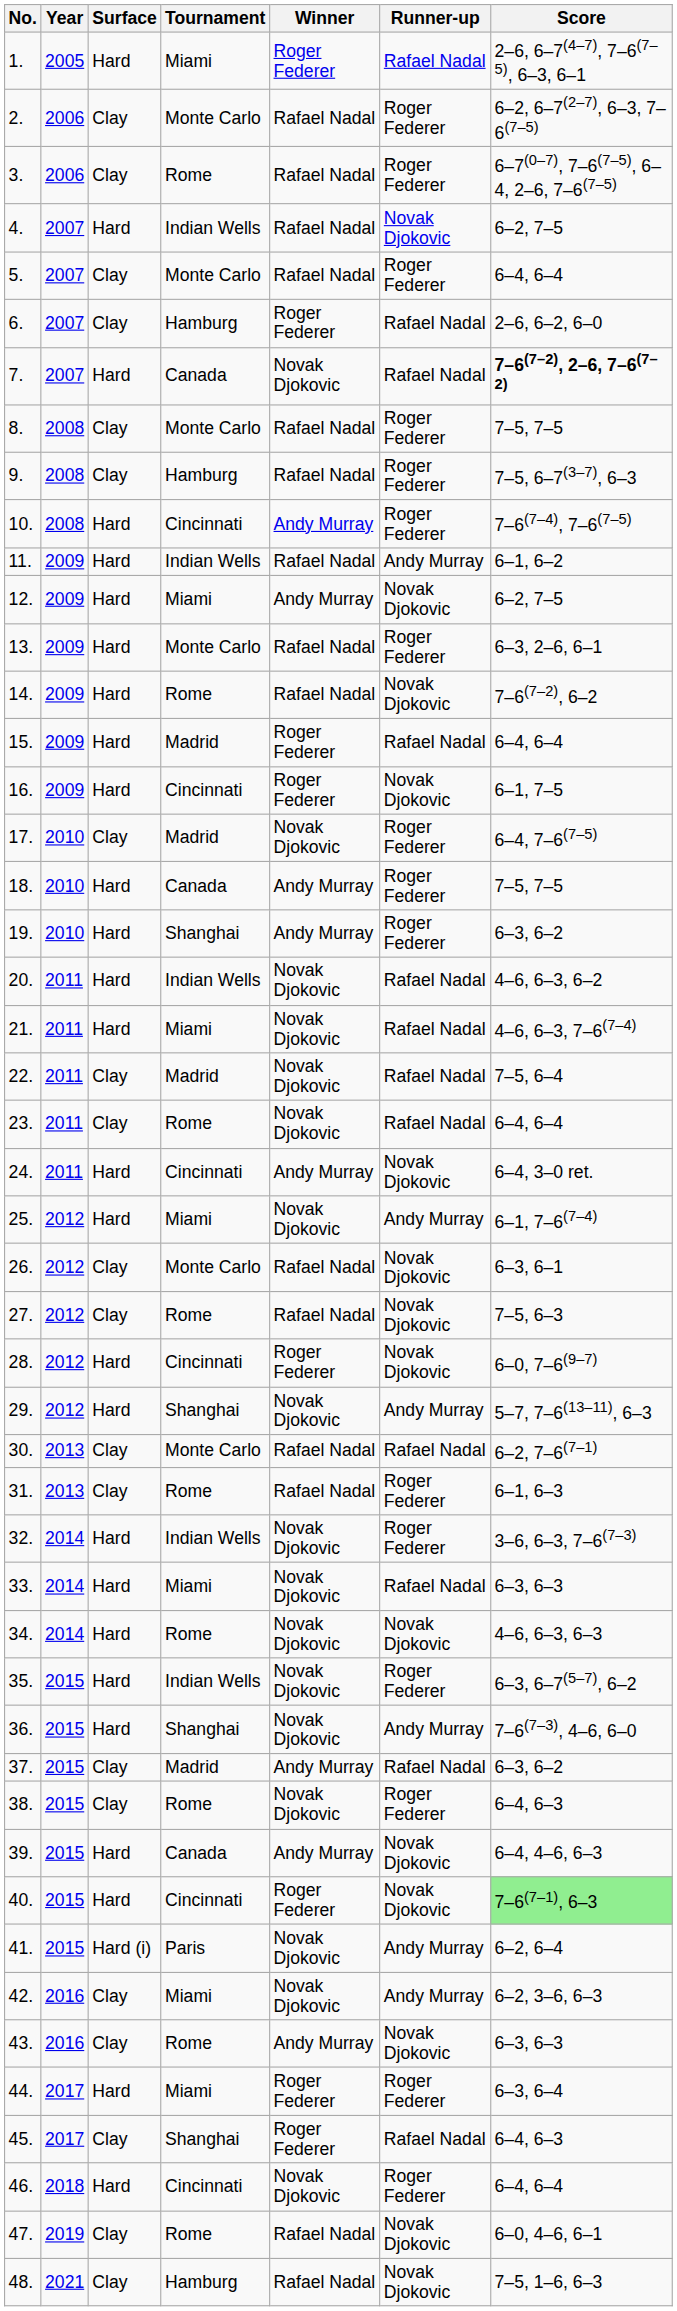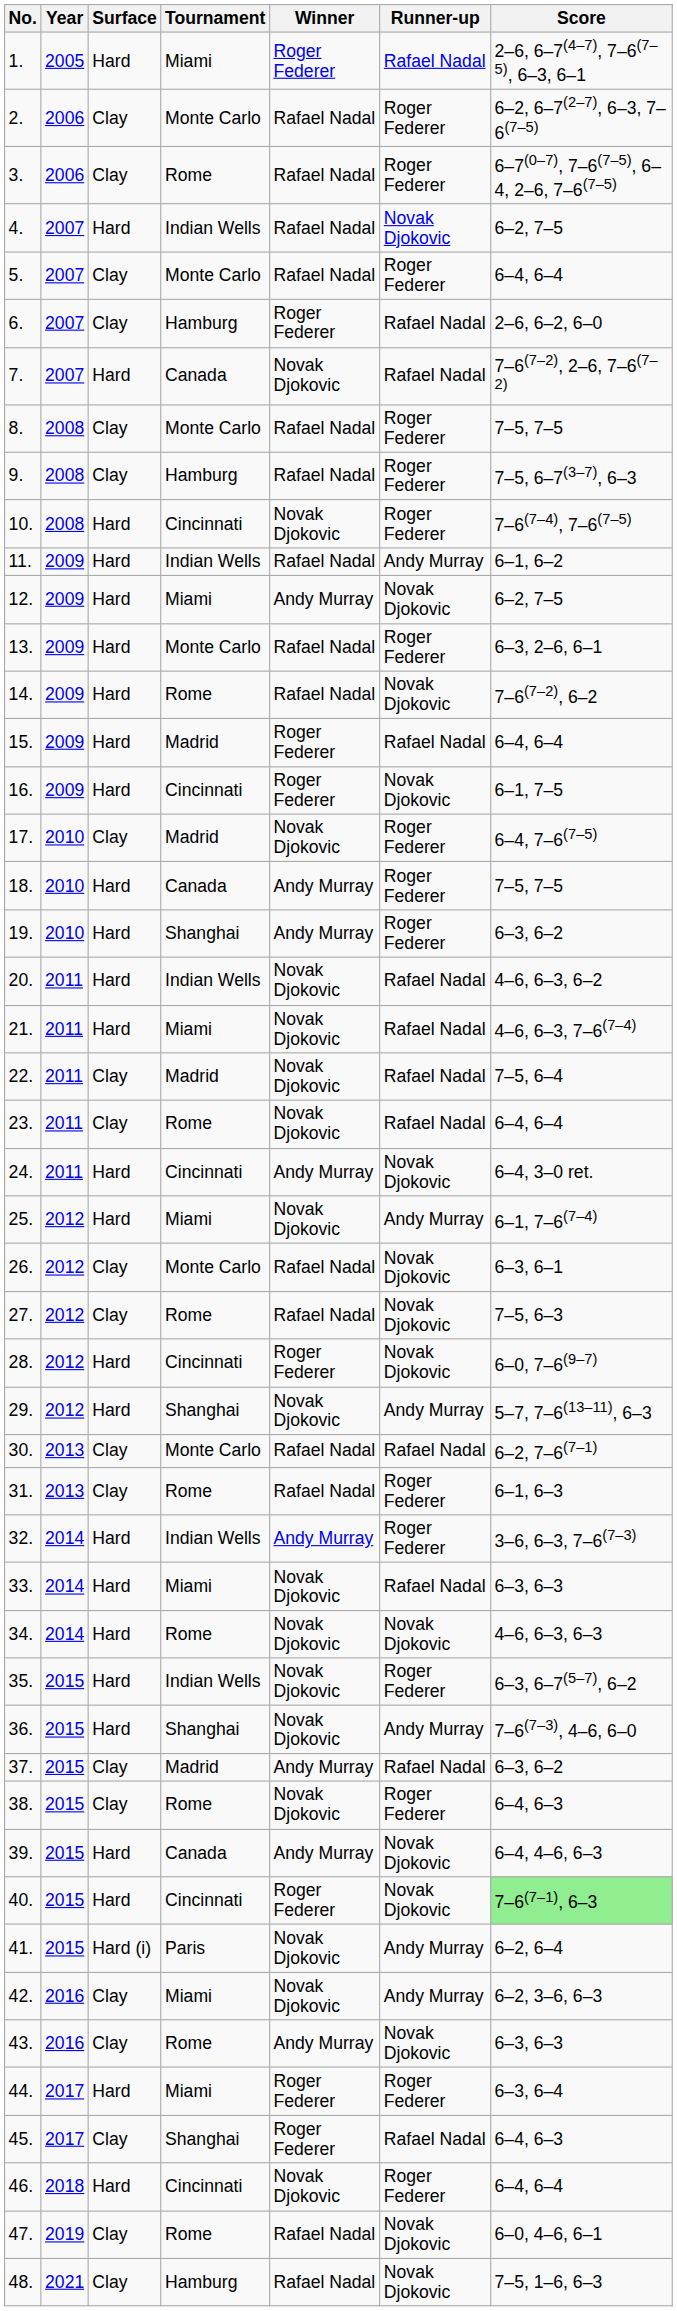(576, 375) bold -> (576, 372) normal
(323, 523) Andy Murray -> (307, 523) Novak Djokovic
(307, 1538) Novak Djokovic -> (323, 1538) Andy Murray
